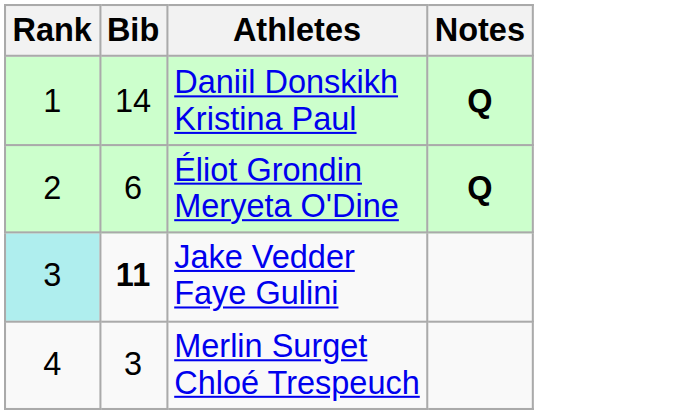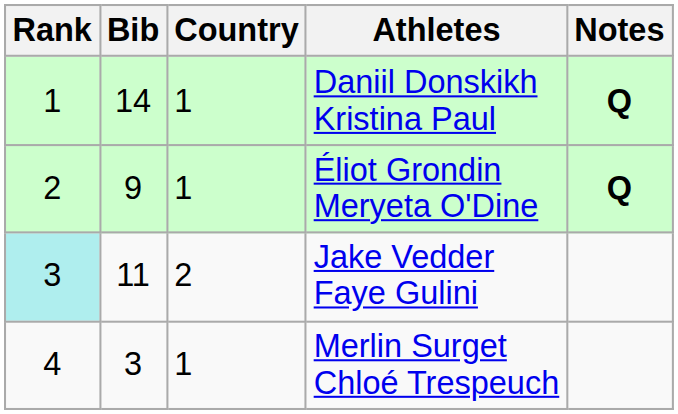+ column: (236, 30)
(133, 188) 6 -> (133, 188) 9
(133, 276) bold -> (133, 276) normal
